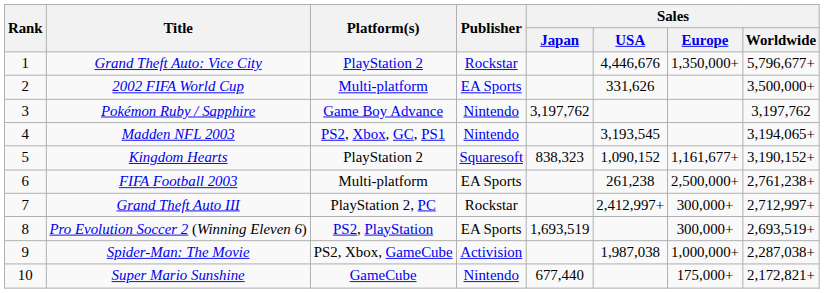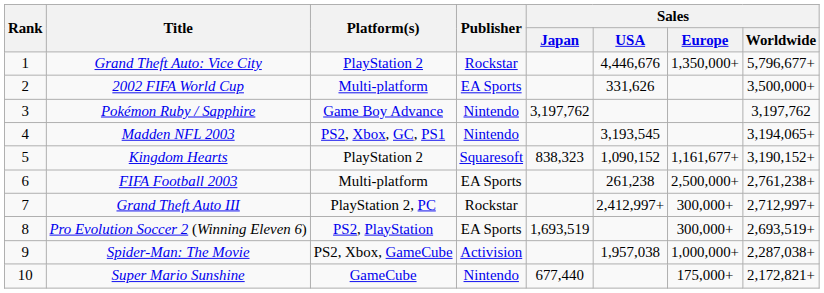(630, 252) 1,987,038 -> (630, 252) 1,957,038
